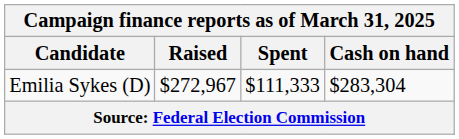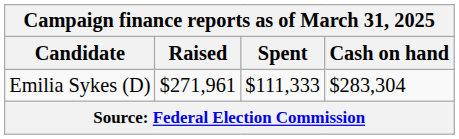(198, 85) $272,967 -> (198, 85) $271,961
